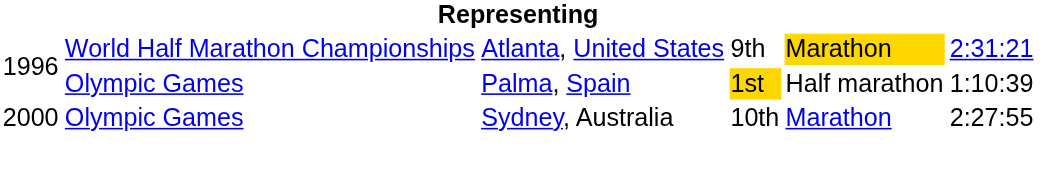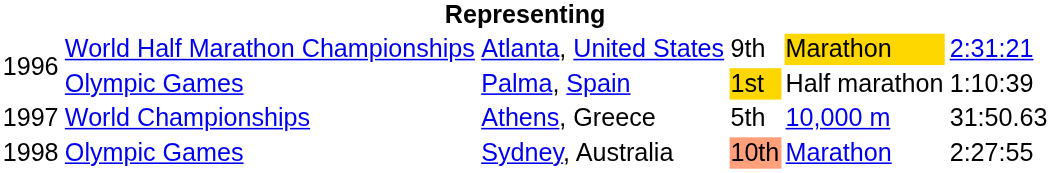+ row: (568, 118)
(31, 118) 2000 -> (31, 152) 1998
(755, 118) no background -> (755, 152) lightsalmon background
